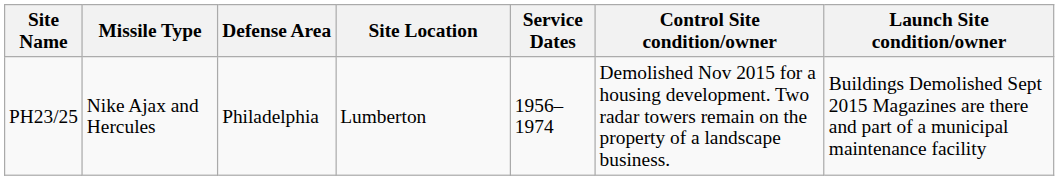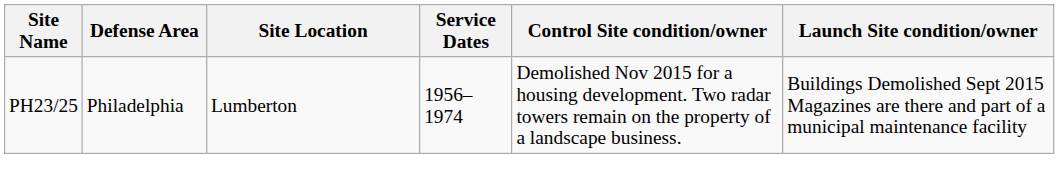- column: (150, 30)
